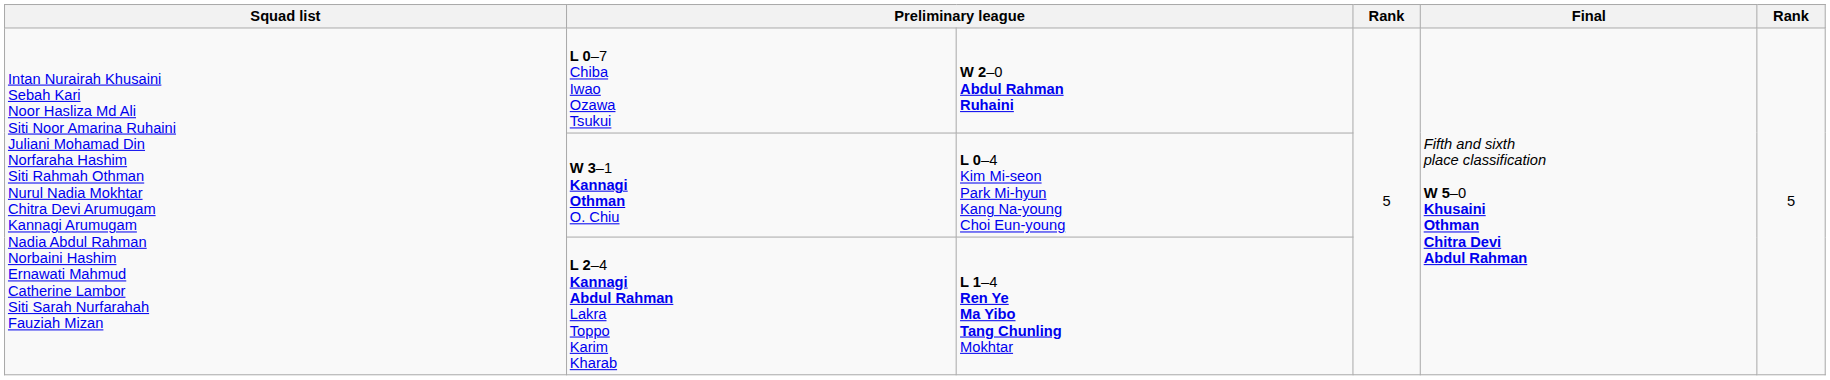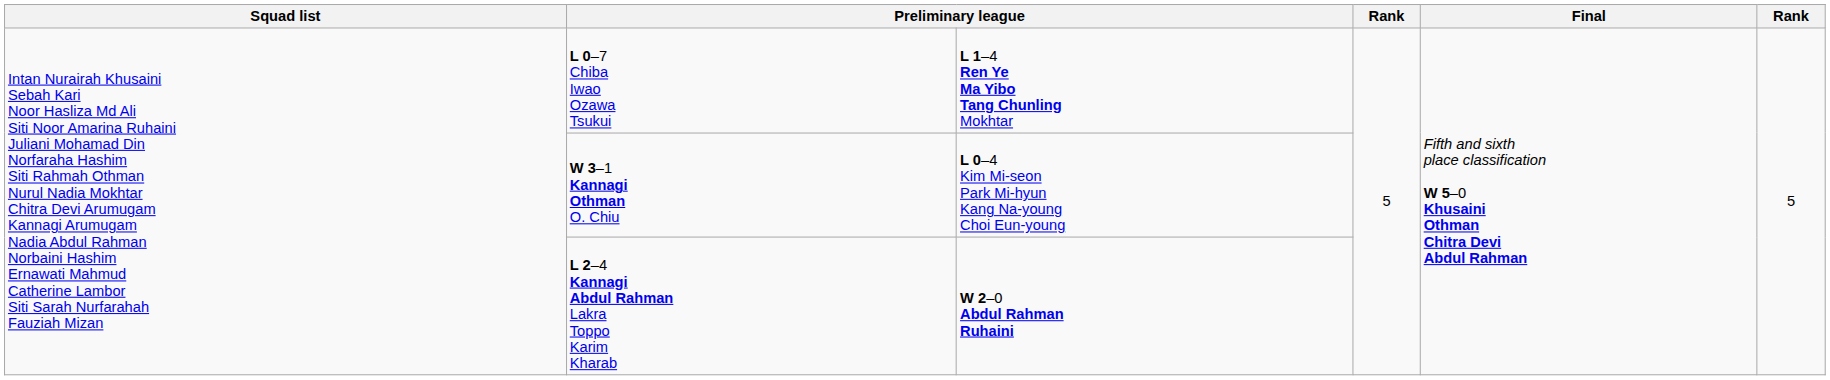(1012, 89) W 2–0 Abdul Rahman Ruhaini -> (1011, 89) L 1–4 Ren Ye Ma Yibo Tang Chunling Mokhtar
(1011, 315) L 1–4 Ren Ye Ma Yibo Tang Chunling Mokhtar -> (1012, 315) W 2–0 Abdul Rahman Ruhaini
